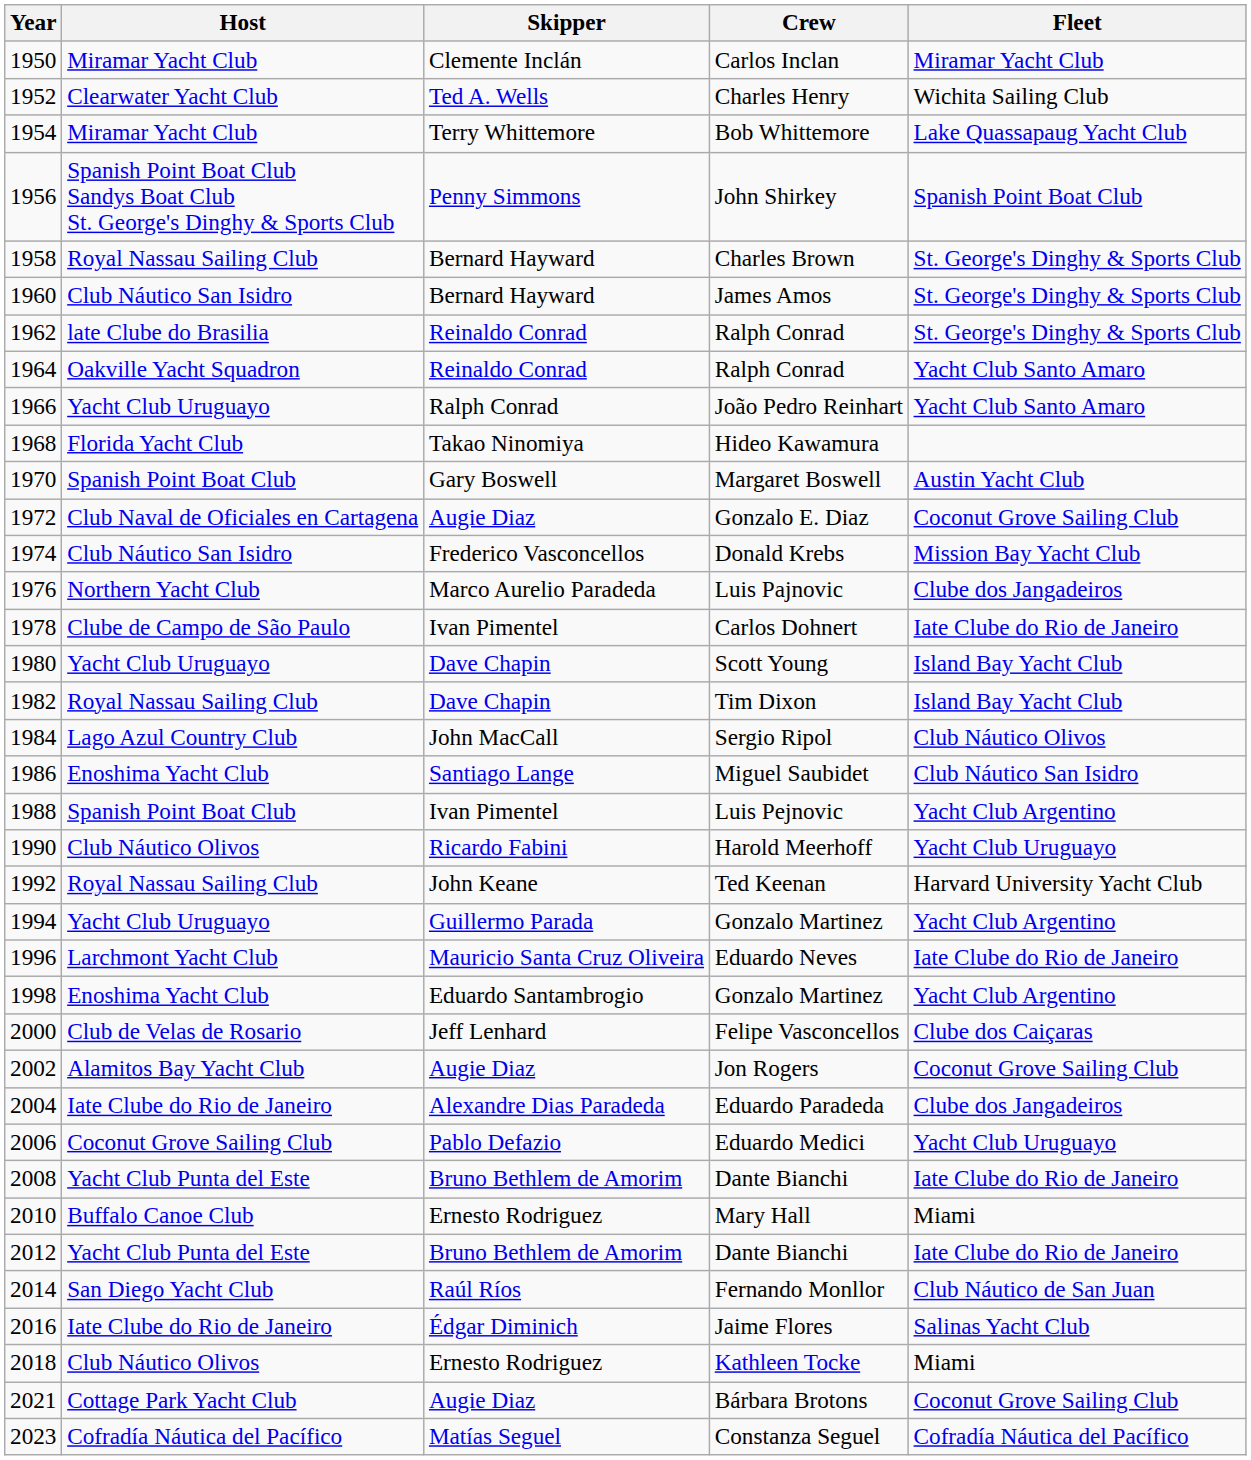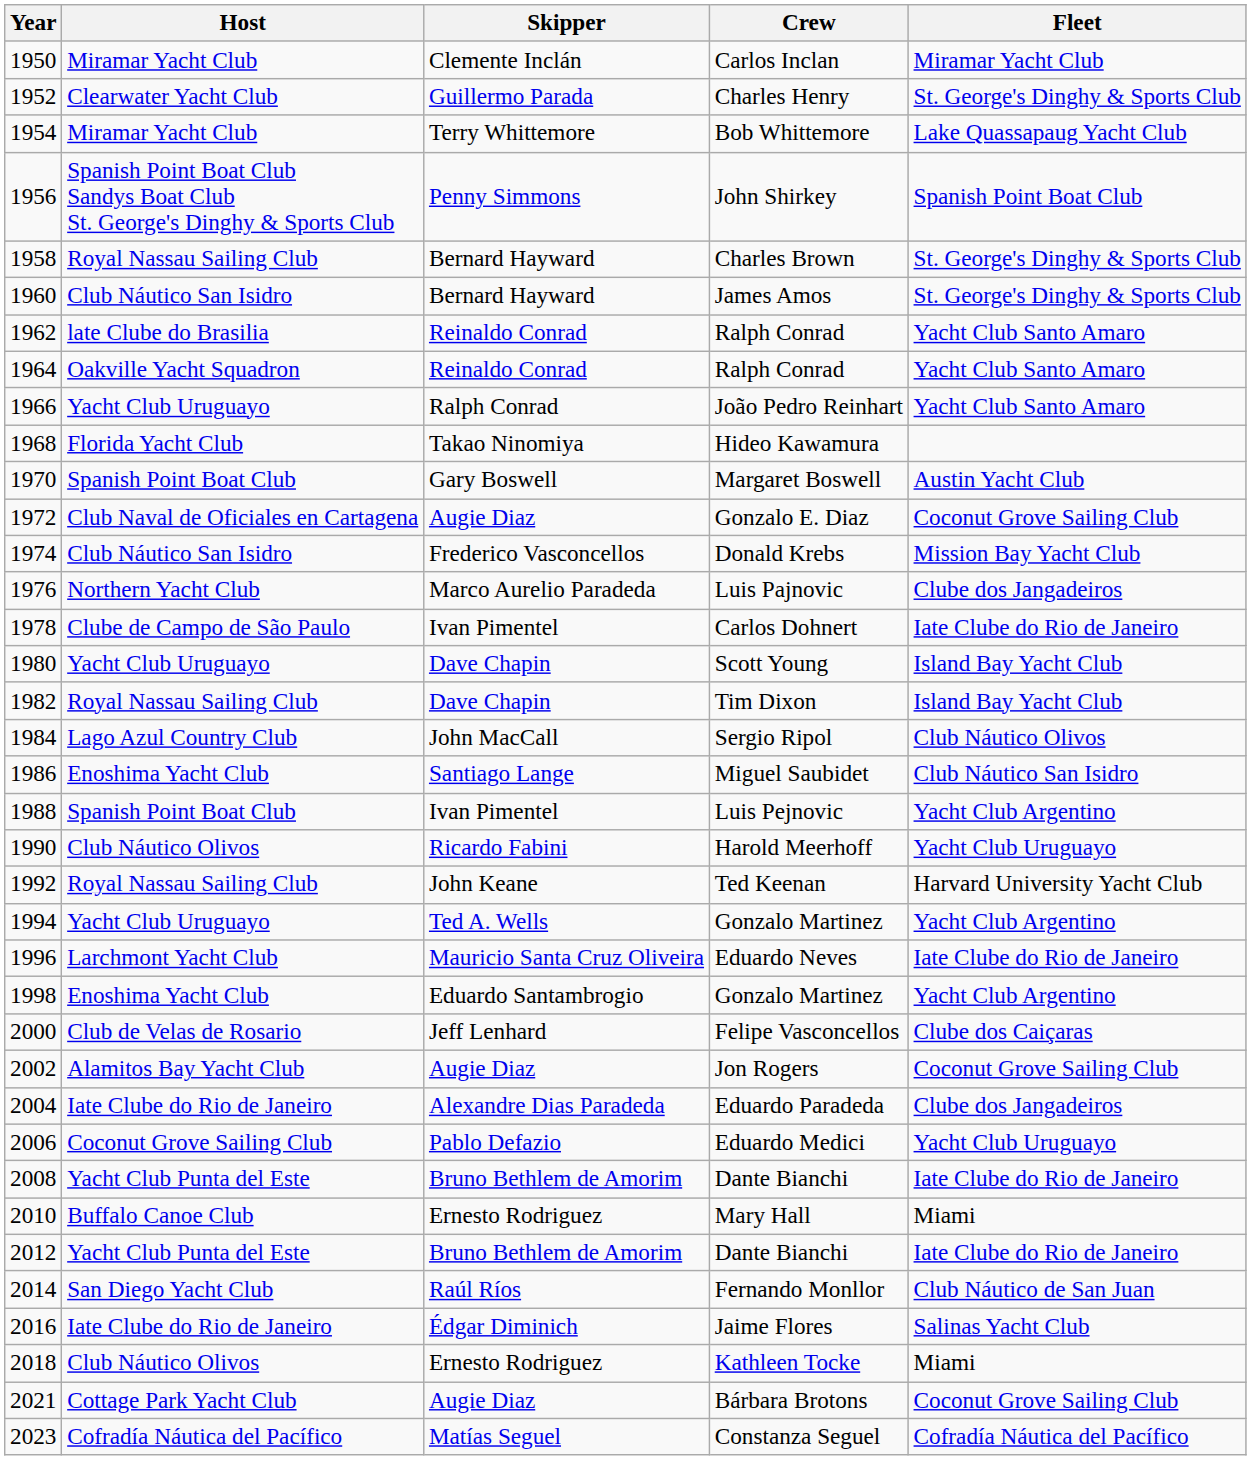(489, 96) Ted A. Wells -> (511, 96) Guillermo Parada
(1011, 96) Wichita Sailing Club -> (1077, 96) St. George's Dinghy & Sports Club
(1077, 332) St. George's Dinghy & Sports Club -> (1029, 332) Yacht Club Santo Amaro
(511, 921) Guillermo Parada -> (489, 921) Ted A. Wells
